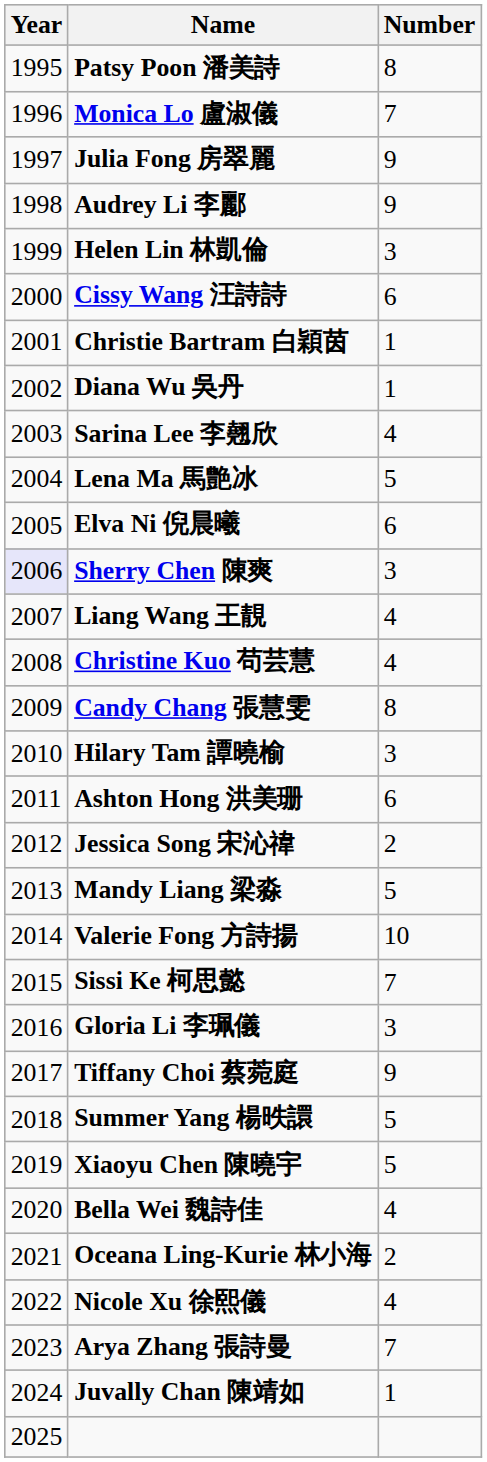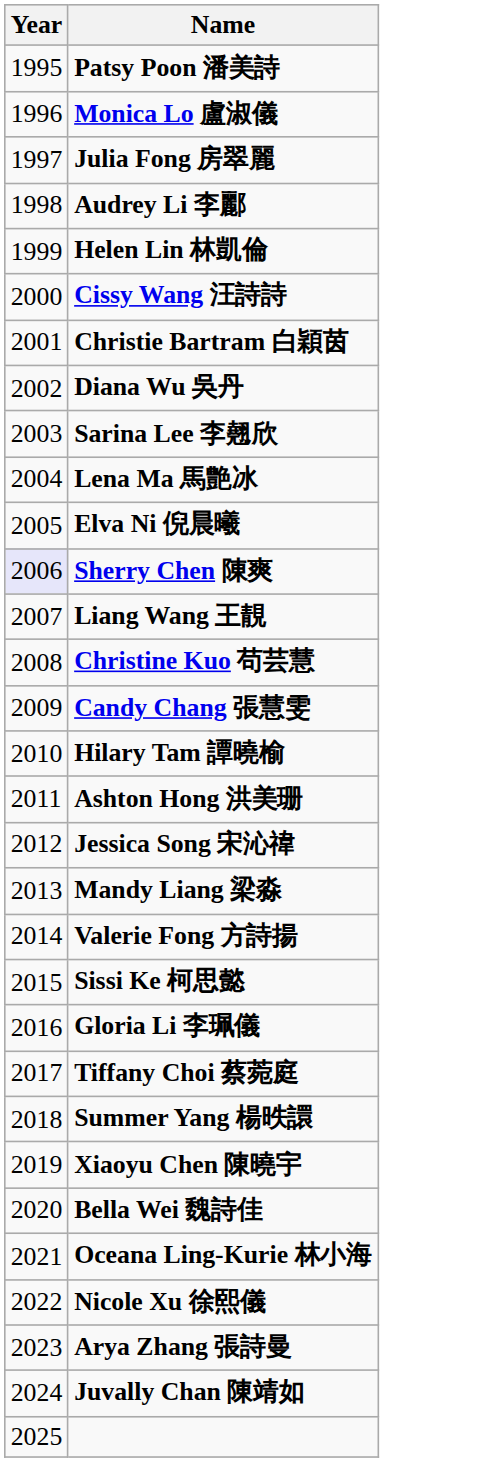- column: (429, 24)
